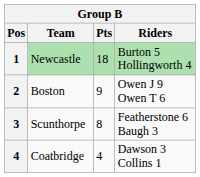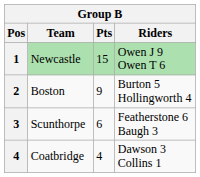(102, 58) 18 -> (102, 58) 15
(155, 58) Burton 5 Hollingworth 4 -> (142, 58) Owen J 9 Owen T 6
(142, 91) Owen J 9 Owen T 6 -> (155, 91) Burton 5 Hollingworth 4
(99, 123) 8 -> (99, 123) 6
